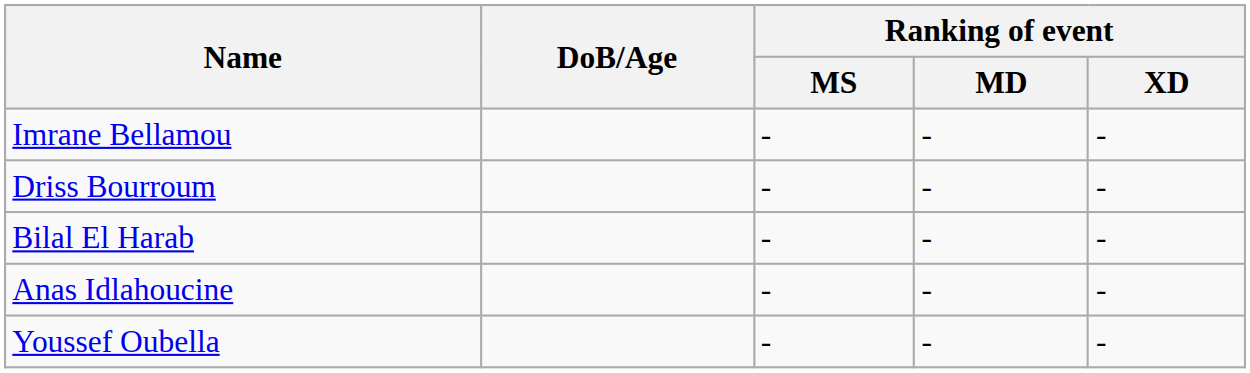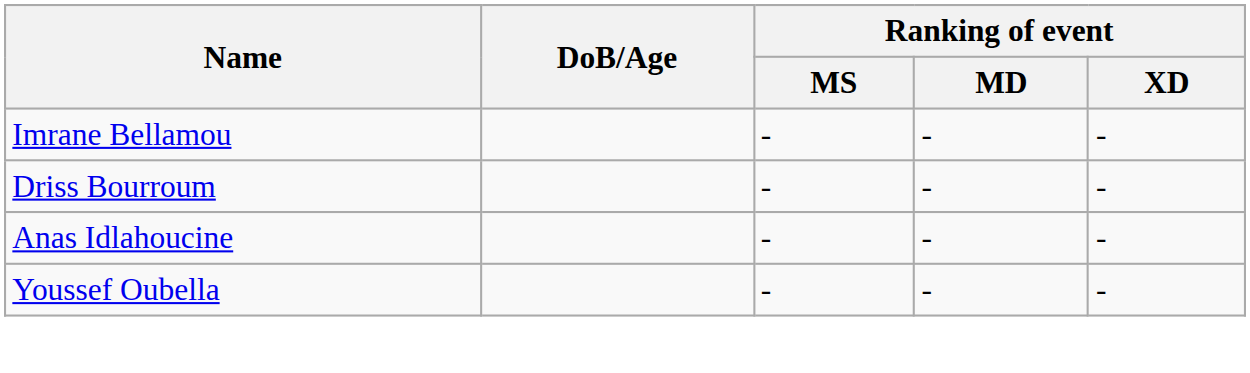- row: (103, 238)
